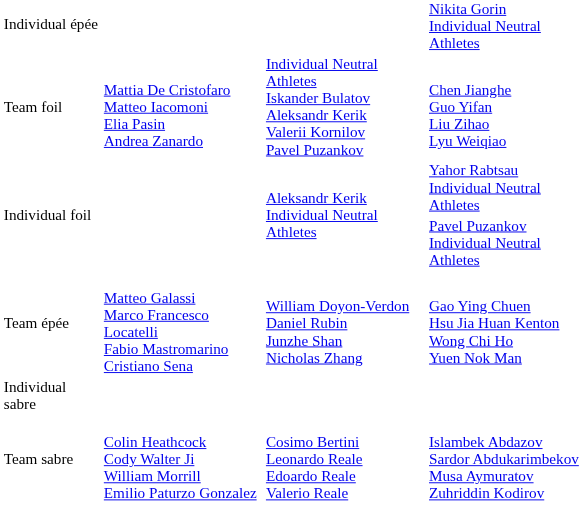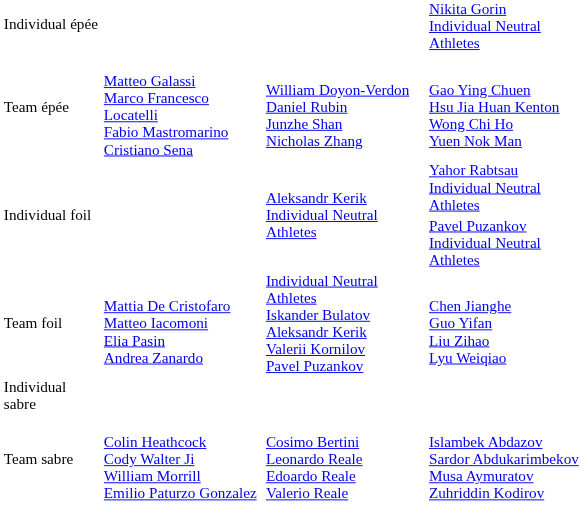rows swapped: (36, 323) <-> (33, 107)
